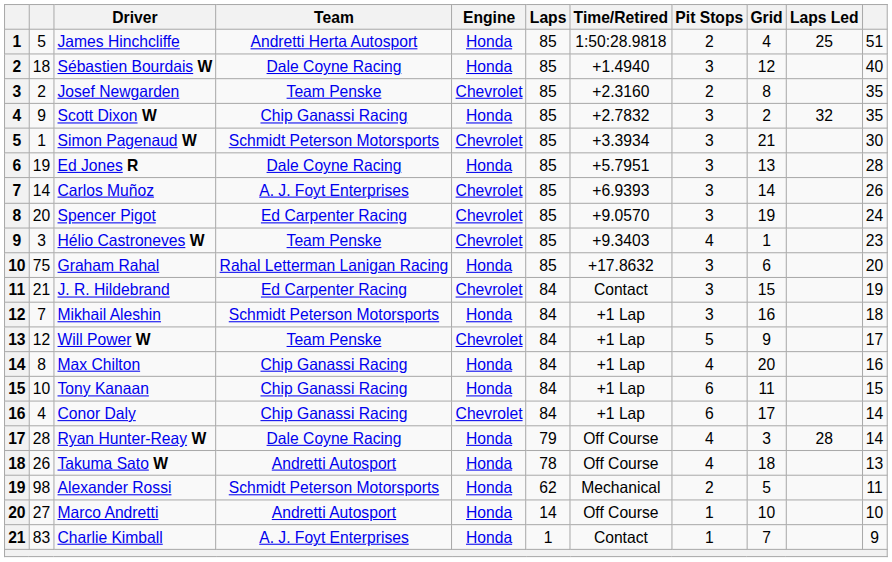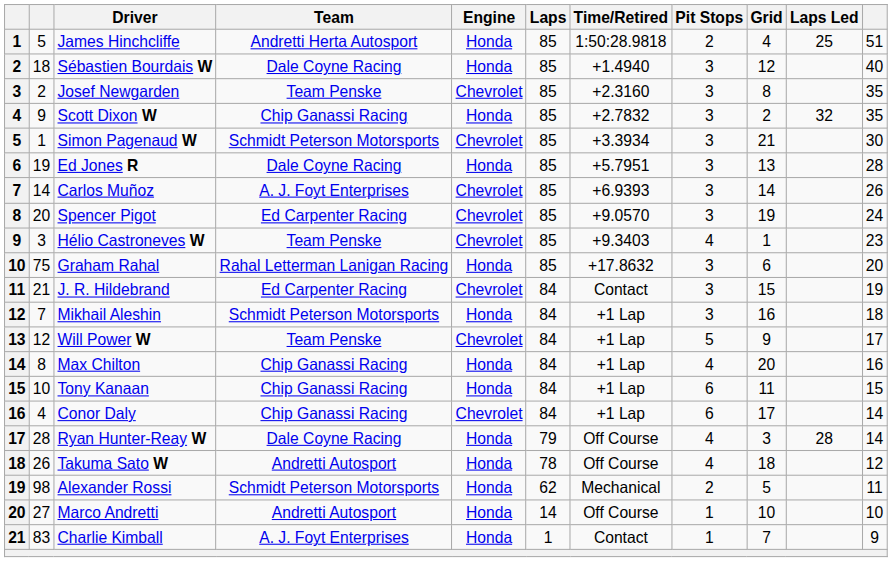(709, 91) 2 -> (709, 91) 3
(875, 463) 13 -> (875, 463) 12
